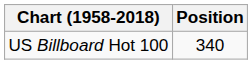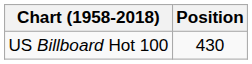(210, 45) 340 -> (210, 45) 430
